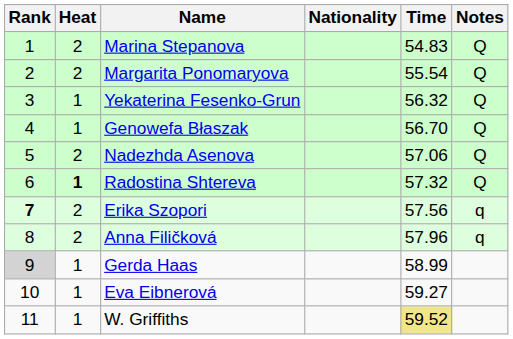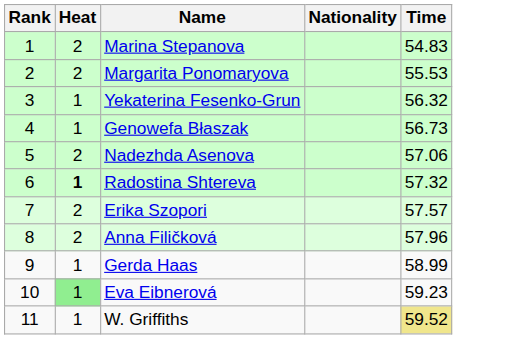- column: (480, 18)
(426, 73) 55.54 -> (426, 73) 55.53
(426, 127) 56.70 -> (426, 127) 56.73
(30, 210) bold -> (30, 210) normal
(426, 210) 57.56 -> (426, 210) 57.57
(30, 264) lightgrey background -> (30, 264) no background
(77, 292) no background -> (77, 292) lightgreen background
(426, 292) 59.27 -> (426, 292) 59.23
